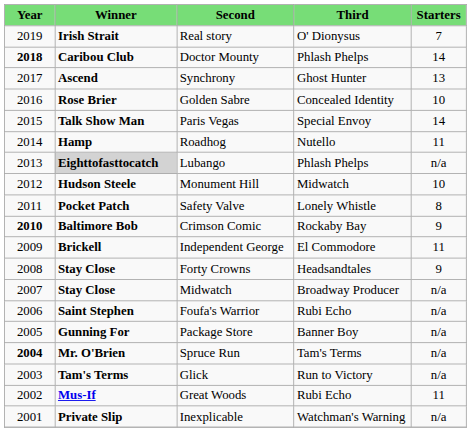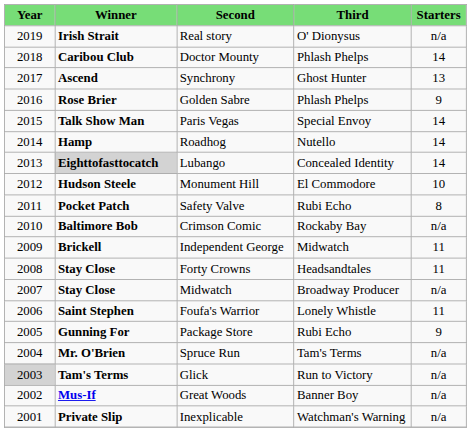(439, 36) 7 -> (439, 36) n/a
(30, 57) bold -> (30, 57) normal
(345, 100) Concealed Identity -> (333, 100) Phlash Phelps
(439, 100) 10 -> (439, 100) 9
(439, 142) 11 -> (439, 142) 14
(333, 163) Phlash Phelps -> (345, 163) Concealed Identity
(439, 163) n/a -> (439, 163) 14
(323, 184) Midwatch -> (336, 184) El Commodore
(336, 205) Lonely Whistle -> (324, 205) Rubi Echo
(30, 226) bold -> (30, 226) normal
(439, 226) 9 -> (439, 226) n/a
(336, 247) El Commodore -> (323, 247) Midwatch
(439, 269) 9 -> (439, 269) 11
(324, 311) Rubi Echo -> (336, 311) Lonely Whistle
(439, 311) n/a -> (439, 311) 11
(328, 332) Banner Boy -> (324, 332) Rubi Echo
(439, 332) n/a -> (439, 332) 9
(30, 353) bold -> (30, 353) normal
(30, 374) no background -> (30, 374) lightgrey background
(324, 395) Rubi Echo -> (328, 395) Banner Boy
(439, 395) 11 -> (439, 395) n/a
